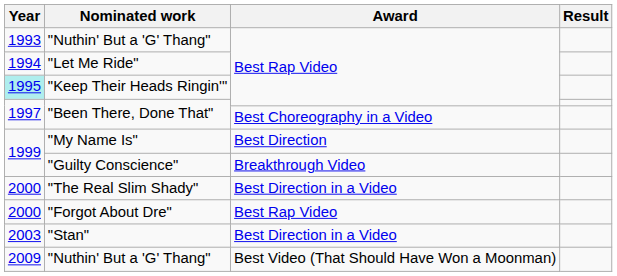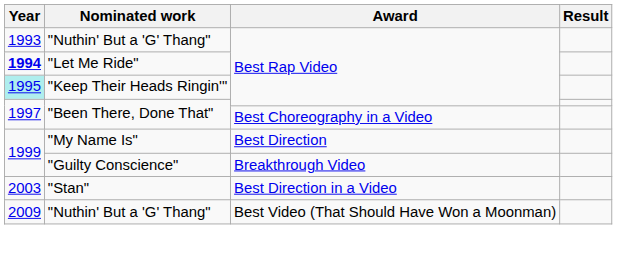(24, 63) normal -> (24, 63) bold
- row: (123, 188)
- row: (110, 211)
